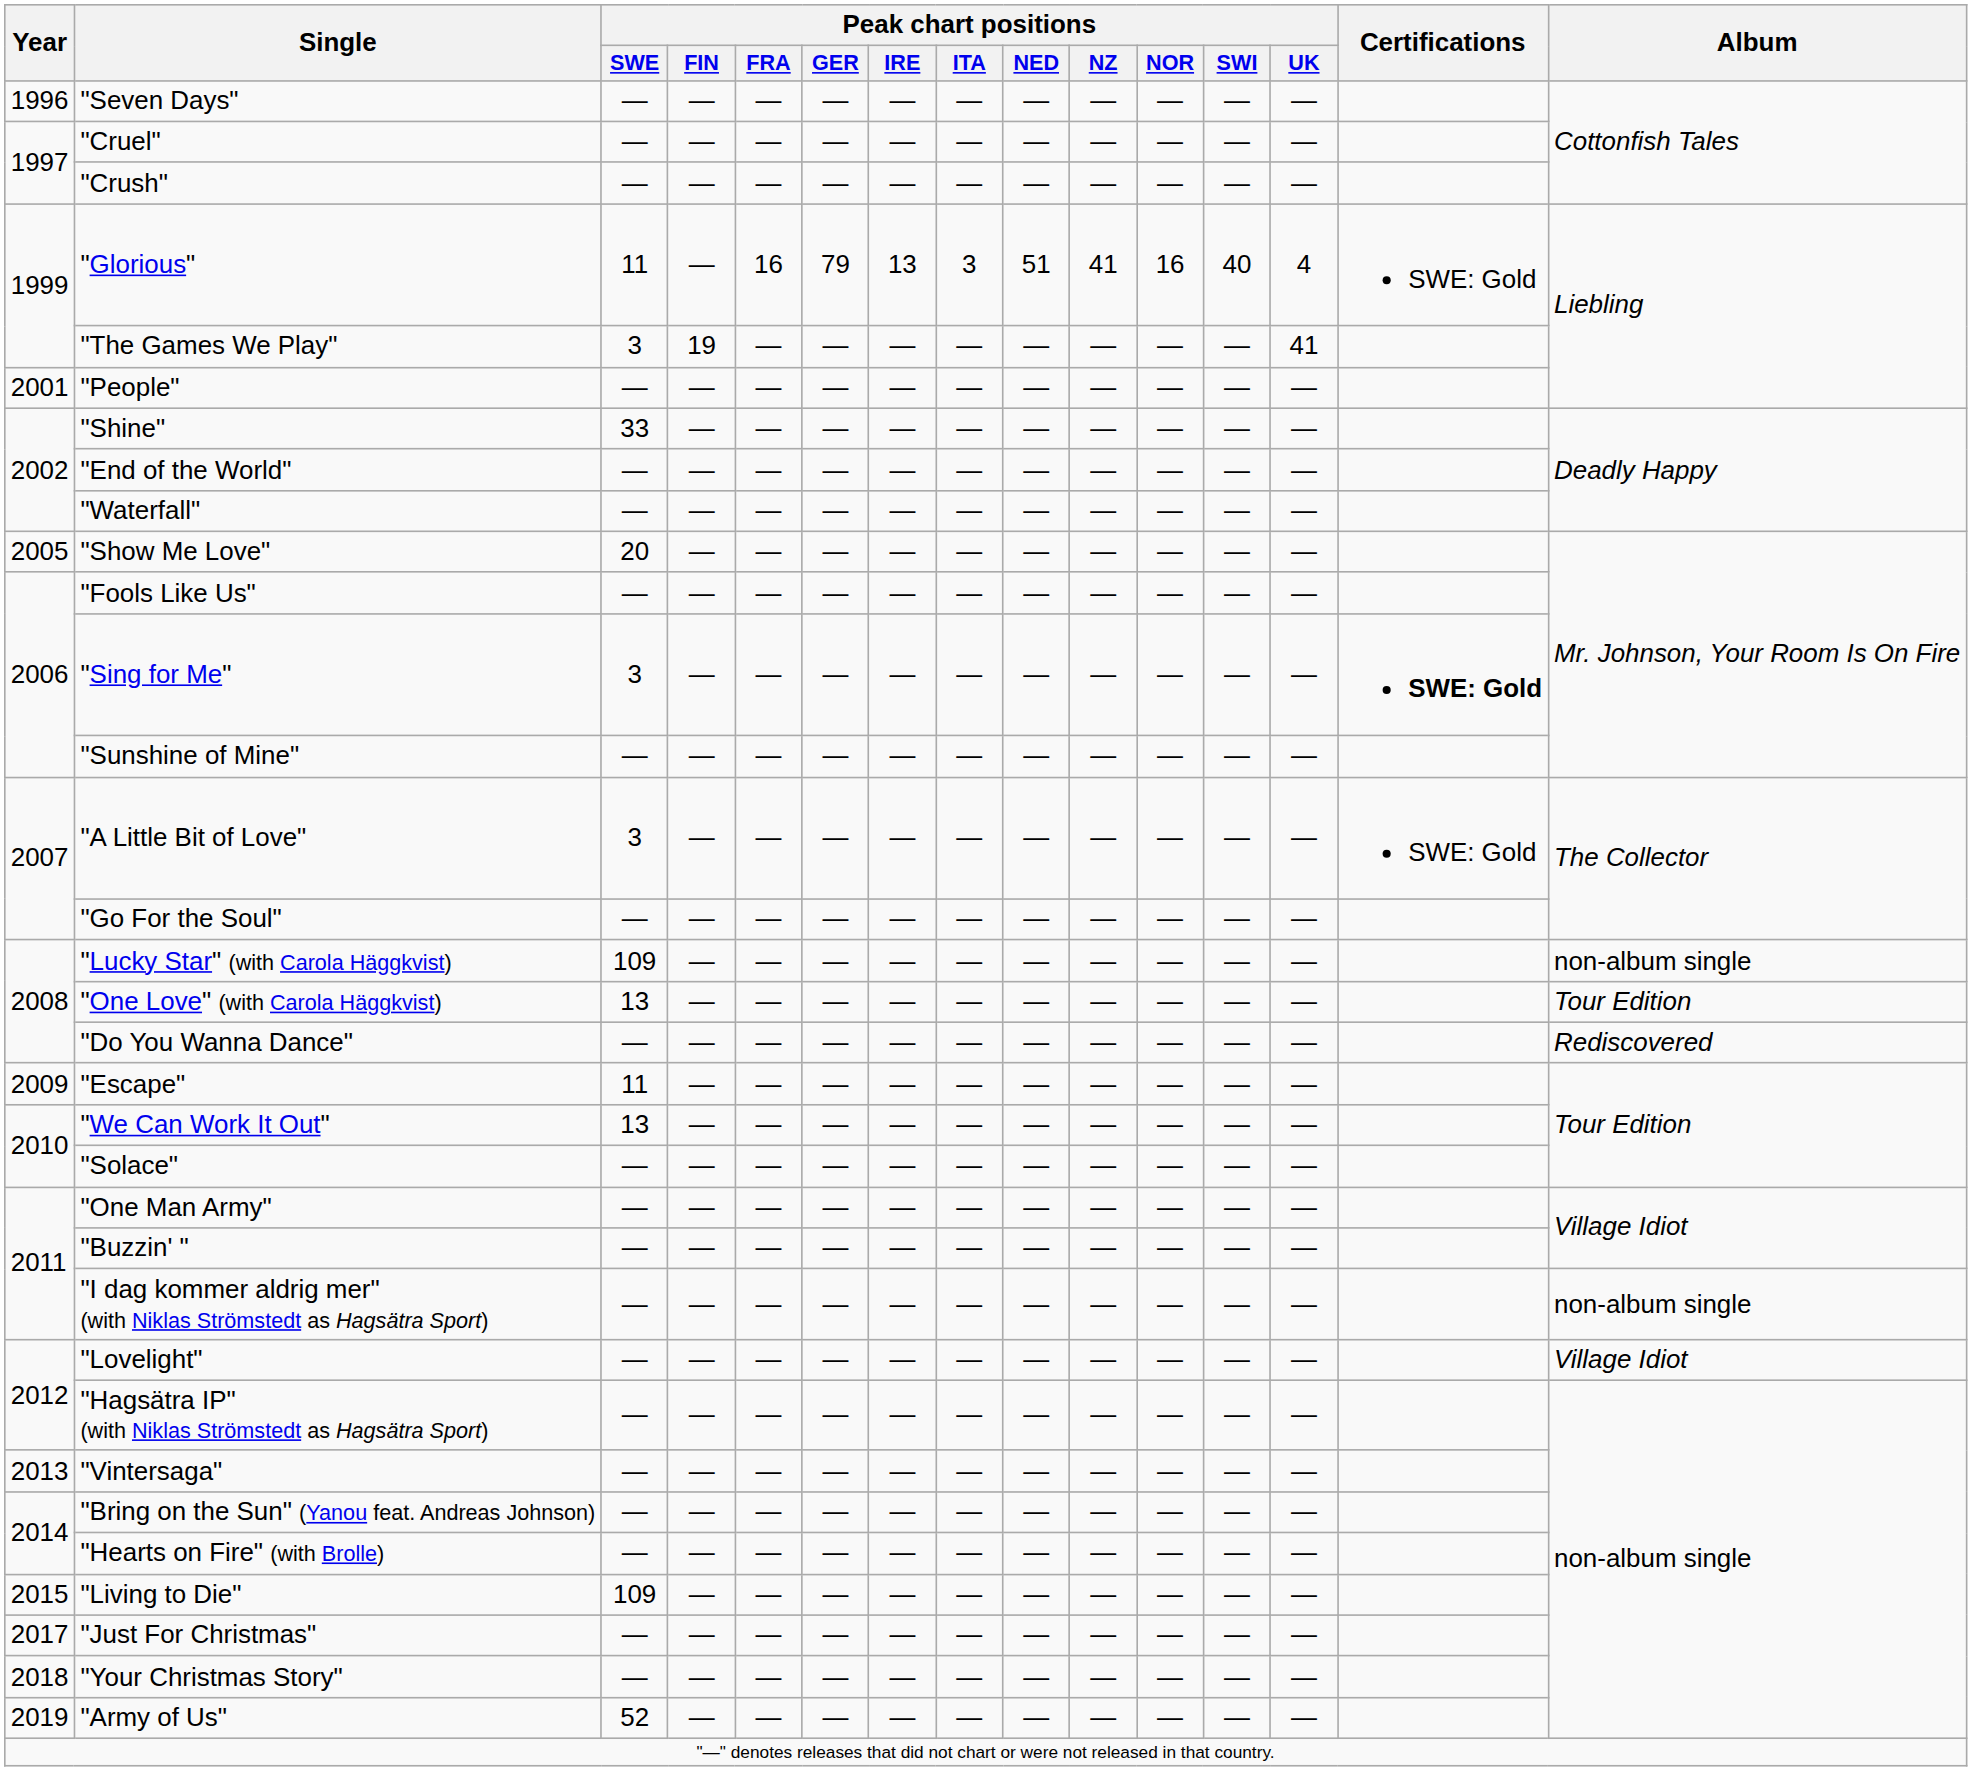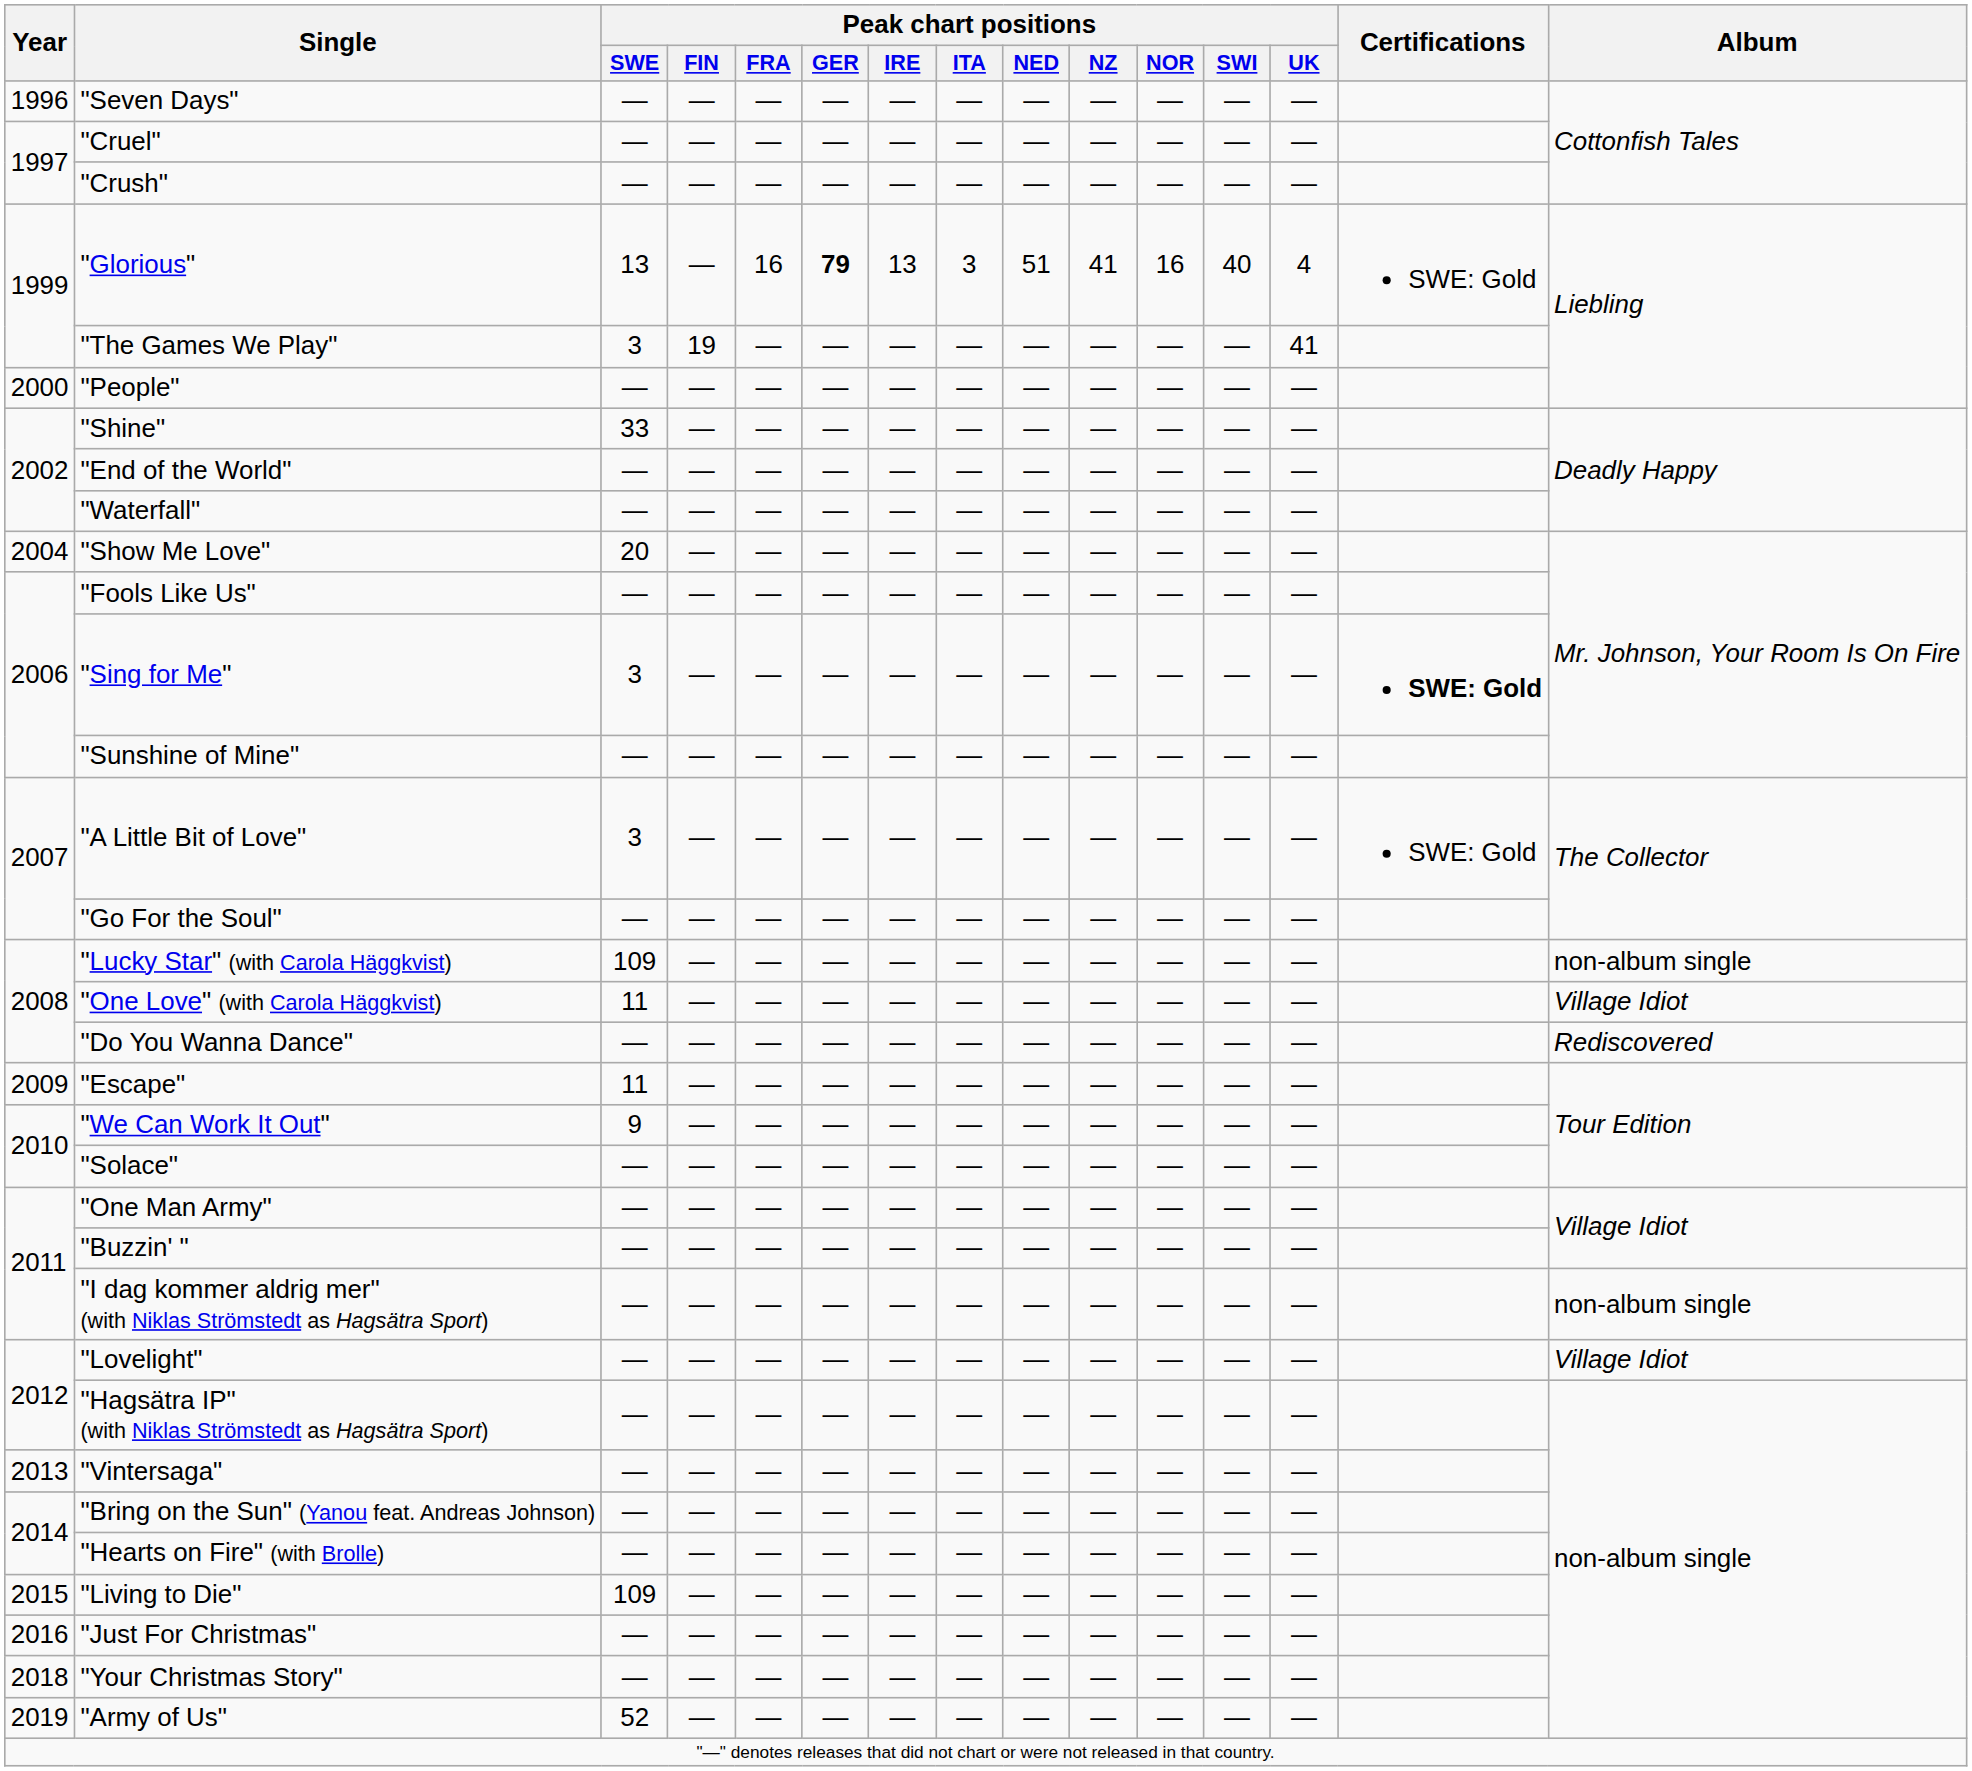(635, 264) 11 -> (635, 264) 13
(835, 264) normal -> (835, 264) bold
(40, 387) 2001 -> (40, 387) 2000
(40, 551) 2005 -> (40, 551) 2004
(635, 1001) 13 -> (635, 1001) 11
(1623, 1001) Tour Edition -> (1621, 1001) Village Idiot
(635, 1124) 13 -> (635, 1124) 9
(40, 1635) 2017 -> (40, 1635) 2016
